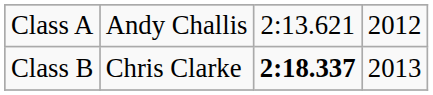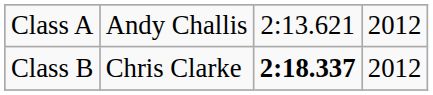(395, 68) 2013 -> (395, 68) 2012
